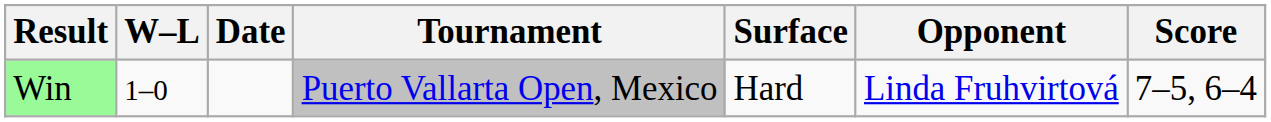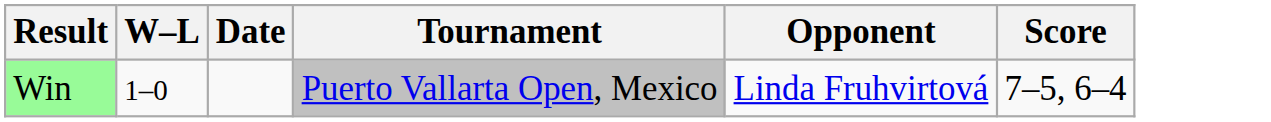- column: (791, 32)
